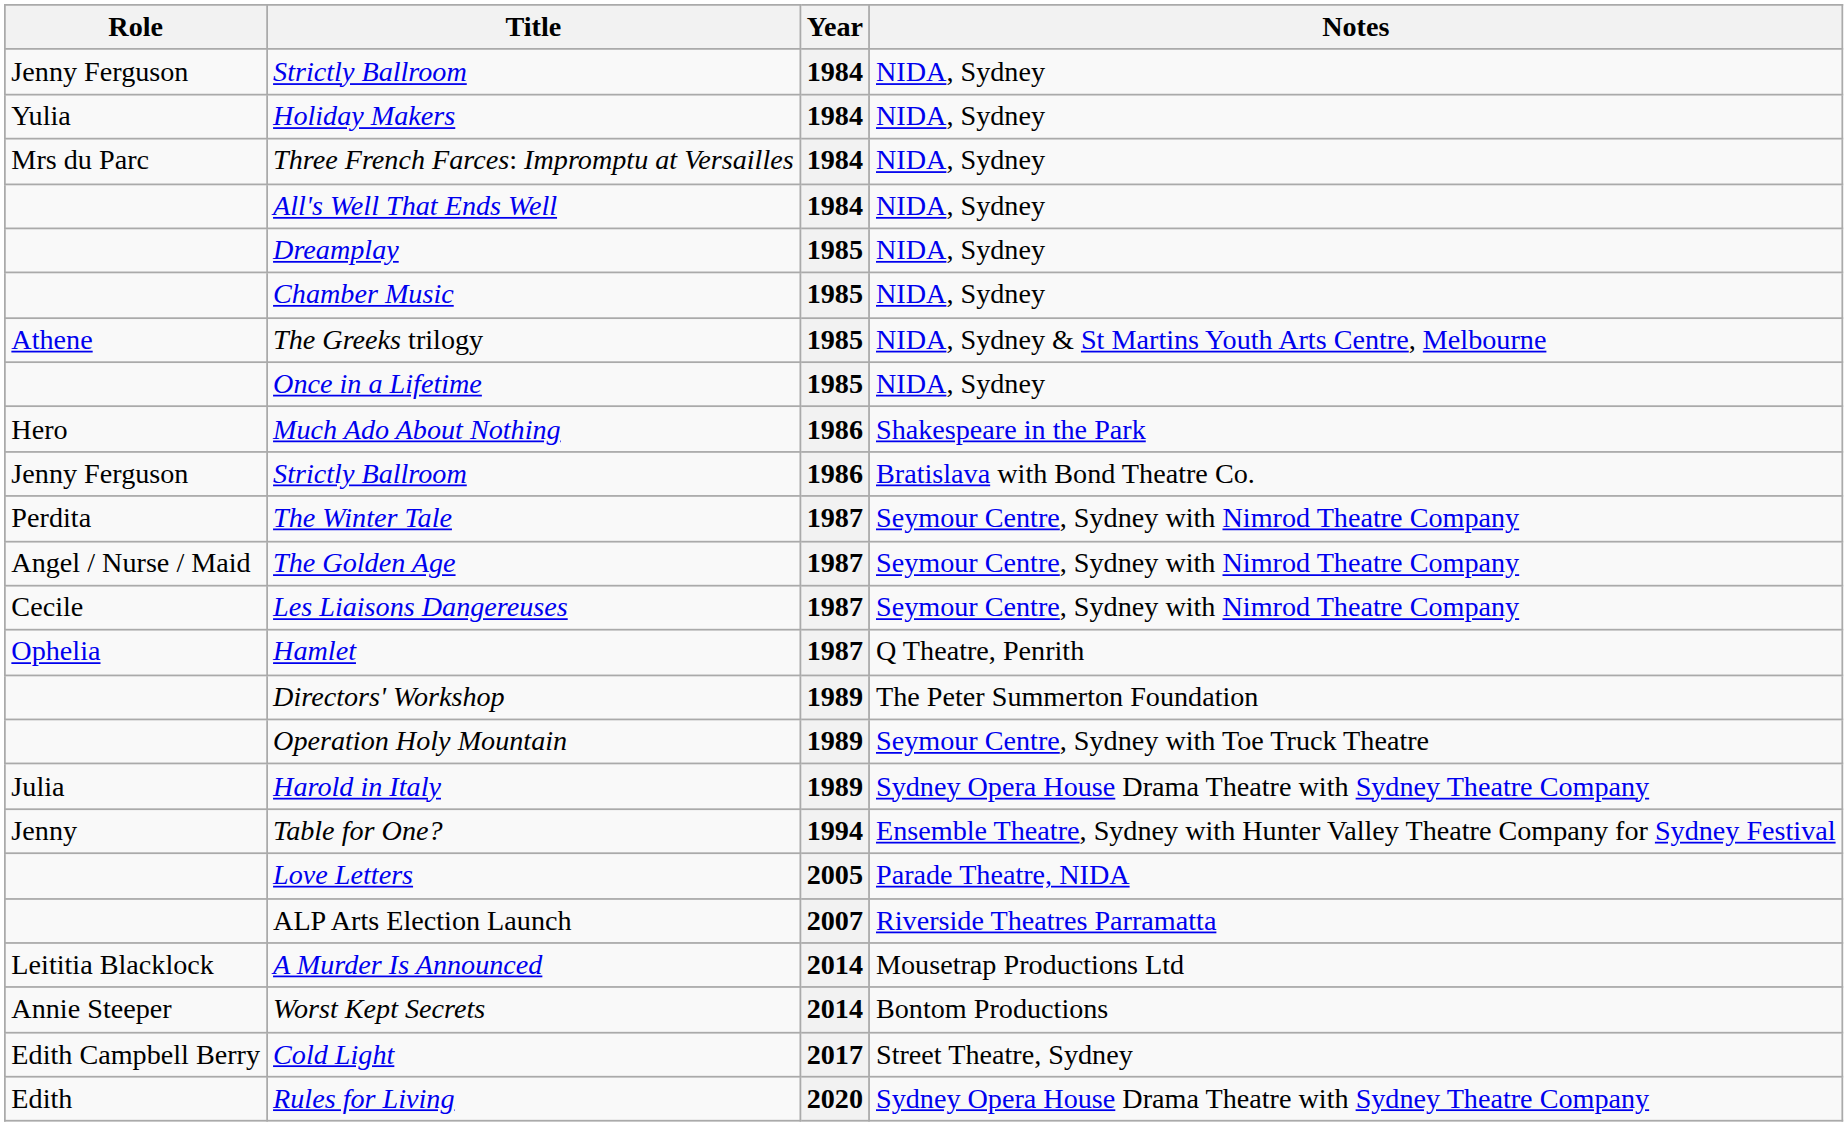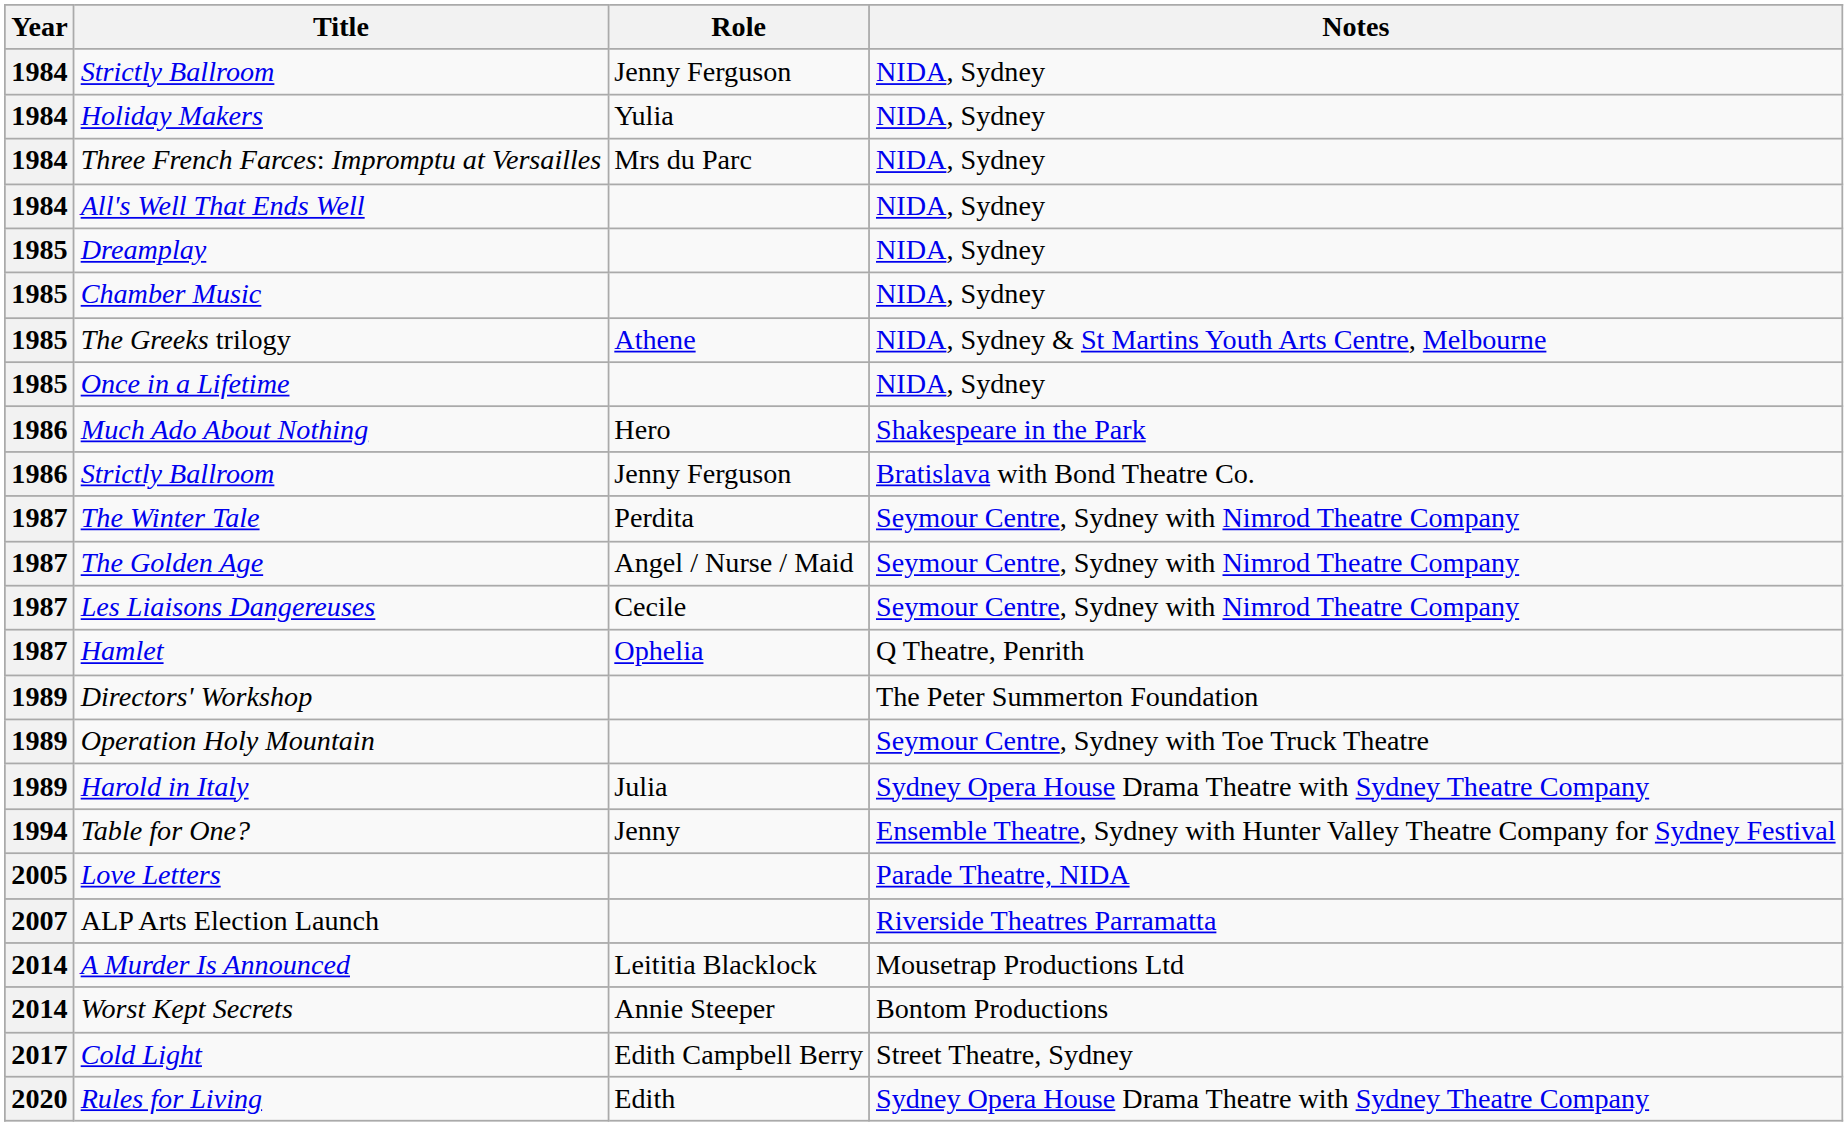columns swapped: (835, 26) <-> (136, 26)
